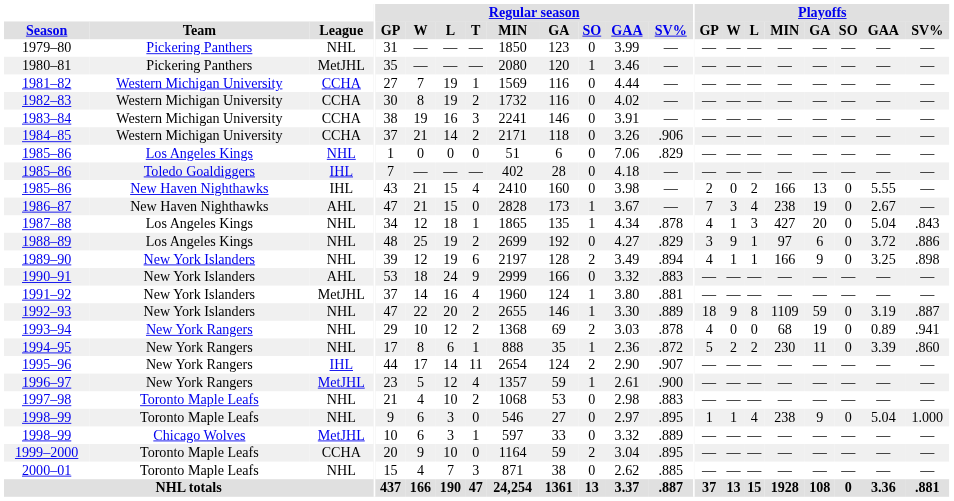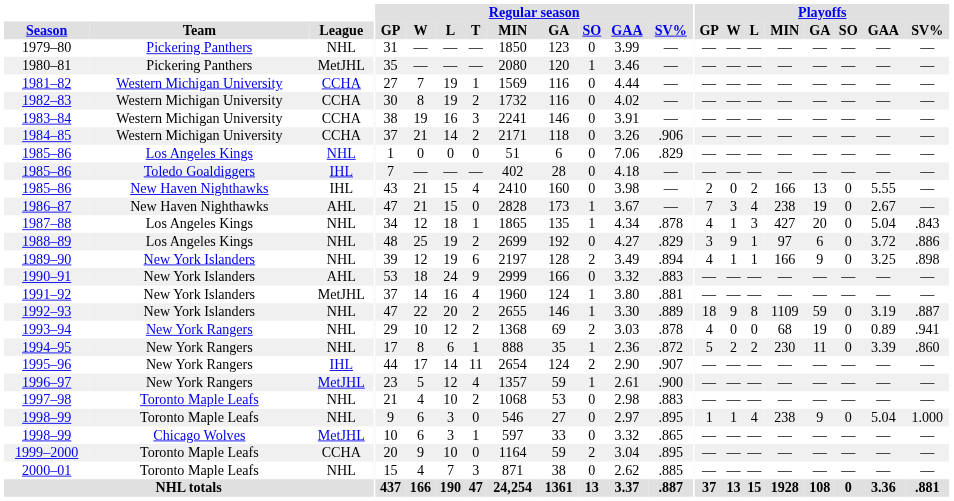(671, 435) .889 -> (671, 435) .865
